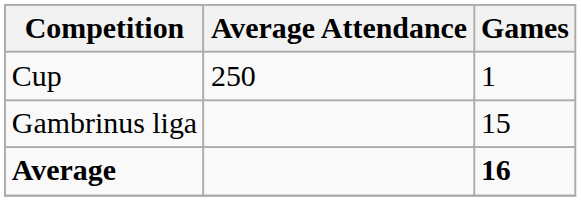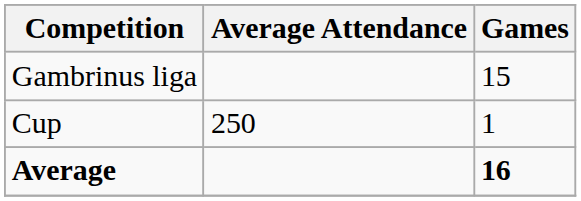rows swapped: (104, 123) <-> (37, 75)
